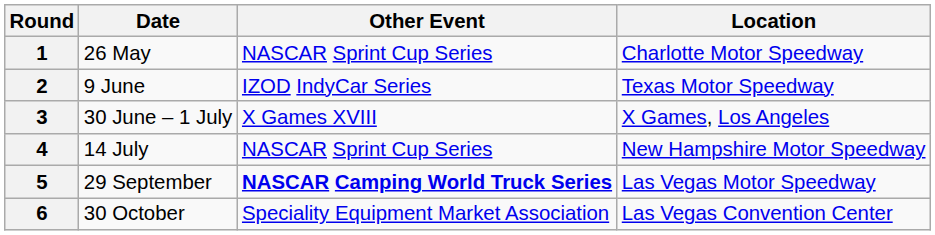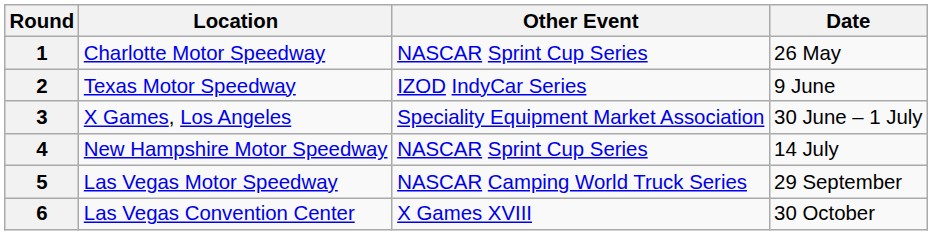columns swapped: (774, 20) <-> (158, 20)
(309, 117) X Games XVIII -> (581, 117) Speciality Equipment Market Association
(427, 181) bold -> (572, 181) normal
(426, 213) Speciality Equipment Market Association -> (465, 213) X Games XVIII
